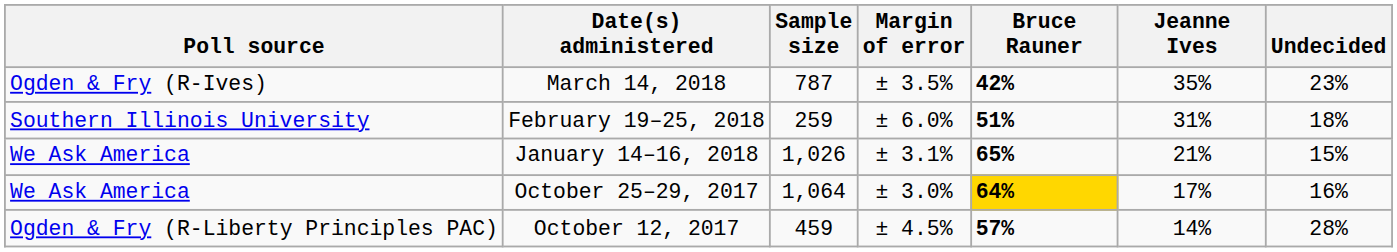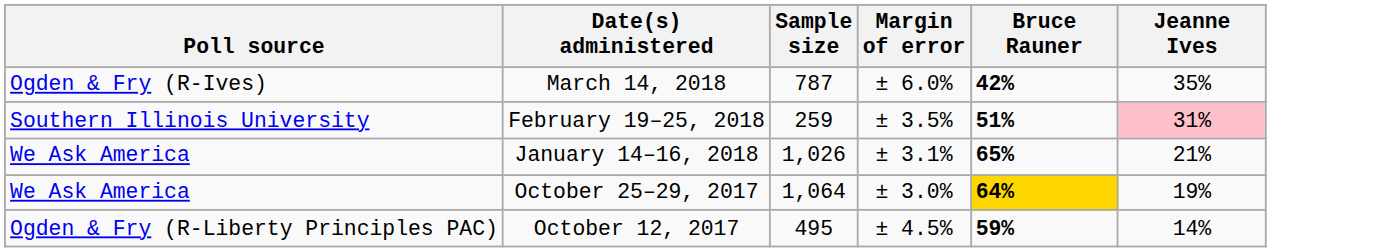- column: (1329, 48)
(914, 84) ± 3.5% -> (914, 84) ± 6.0%
(914, 120) ± 6.0% -> (914, 120) ± 3.5%
(1192, 120) no background -> (1192, 120) pink background
(1192, 192) 17% -> (1192, 192) 19%
(814, 228) 459 -> (814, 228) 495
(995, 228) 57% -> (995, 228) 59%
